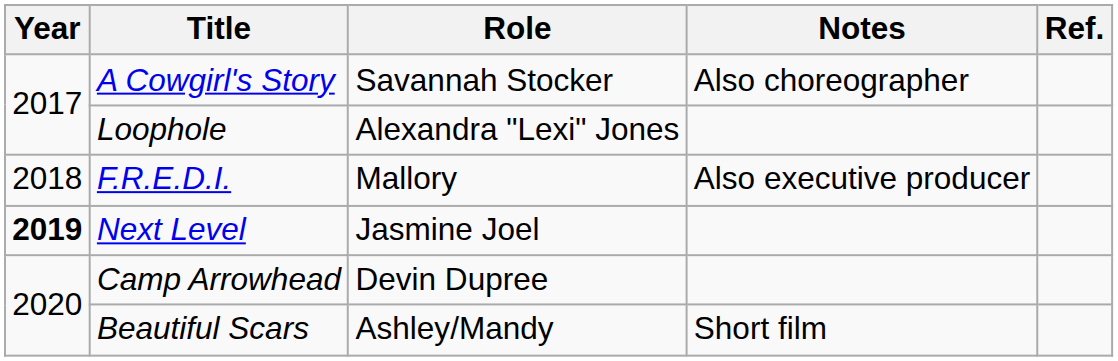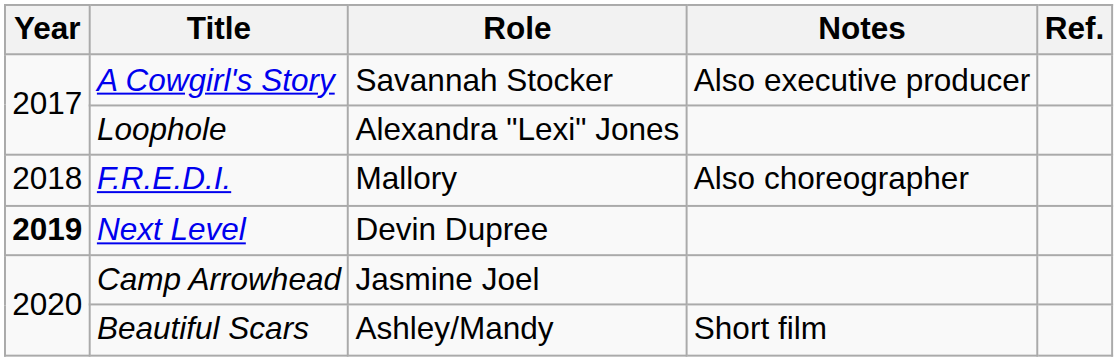(831, 79) Also choreographer -> (862, 79) Also executive producer
(862, 179) Also executive producer -> (831, 179) Also choreographer
(447, 229) Jasmine Joel -> (452, 229) Devin Dupree
(452, 279) Devin Dupree -> (447, 279) Jasmine Joel
